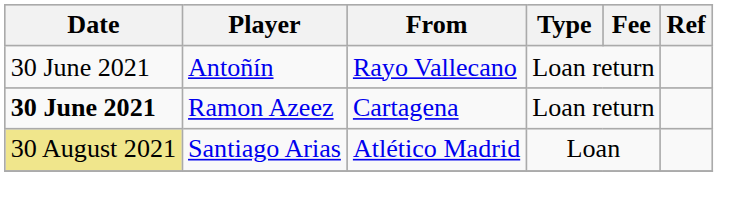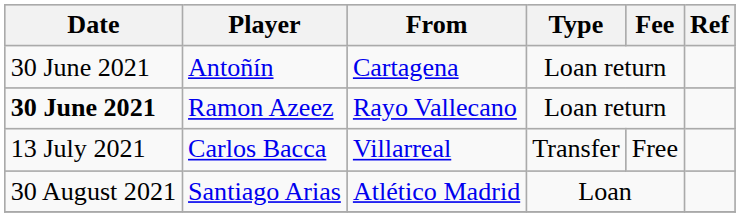(435, 66) Rayo Vallecano -> (406, 66) Cartagena
(406, 107) Cartagena -> (435, 107) Rayo Vallecano
+ row: (257, 149)
(93, 149) khaki background -> (93, 190) no background
